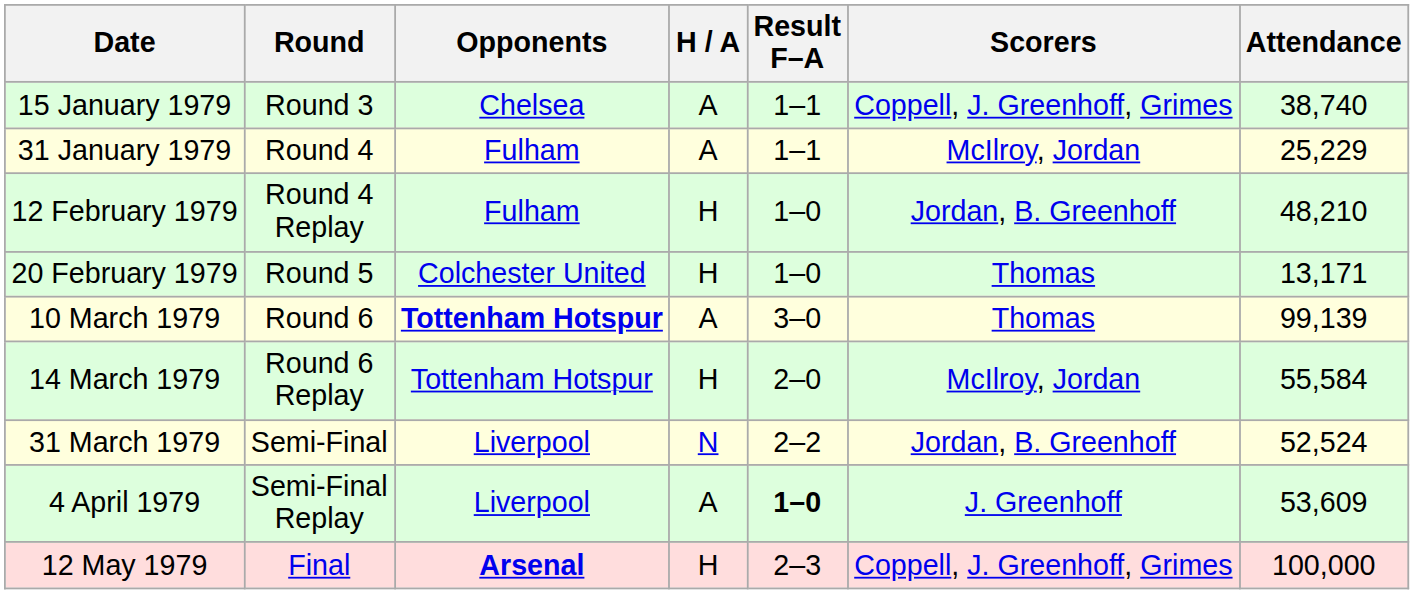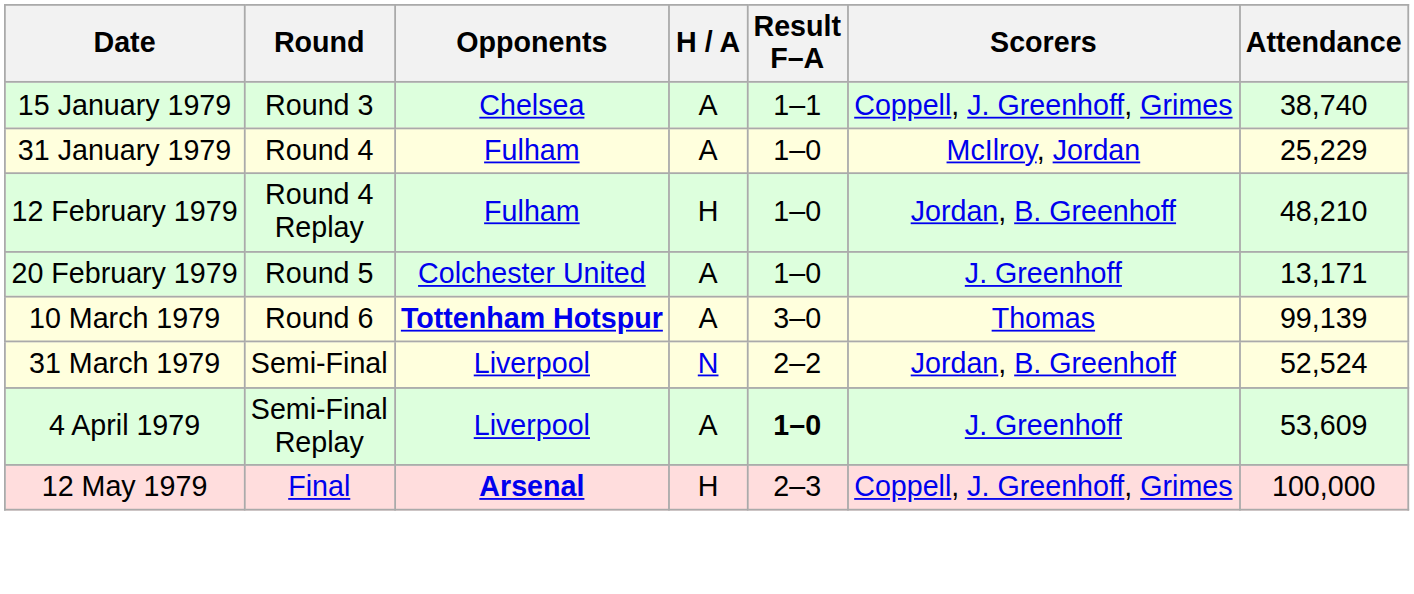(797, 150) 1–1 -> (797, 150) 1–0
(708, 273) H -> (708, 273) A
(1043, 273) Thomas -> (1043, 273) J. Greenhoff
- row: (125, 380)
